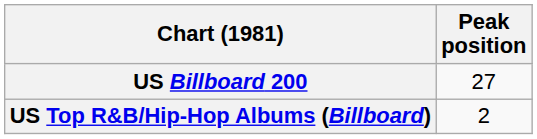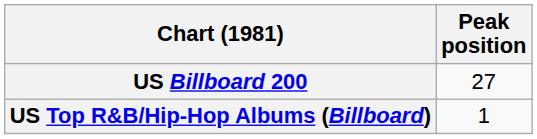(484, 116) 2 -> (484, 116) 1
